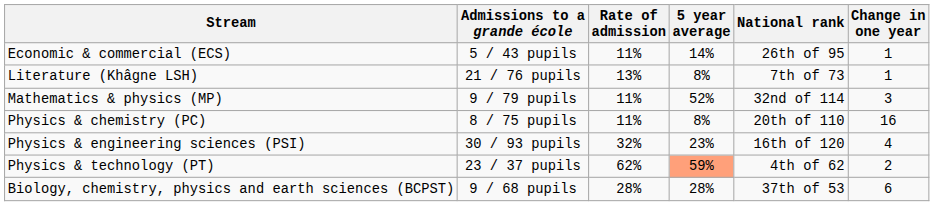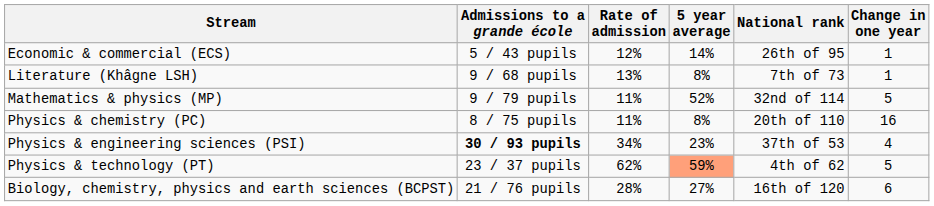(629, 54) 11% -> (629, 54) 12%
(523, 77) 21 / 76 pupils -> (523, 77) 9 / 68 pupils
(888, 99) 3 -> (888, 99) 5
(523, 144) normal -> (523, 144) bold
(629, 144) 32% -> (629, 144) 34%
(799, 144) 16th of 120 -> (803, 144) 37th of 53
(888, 166) 2 -> (888, 166) 5
(523, 189) 9 / 68 pupils -> (523, 189) 21 / 76 pupils
(701, 189) 28% -> (701, 189) 27%
(803, 189) 37th of 53 -> (799, 189) 16th of 120
